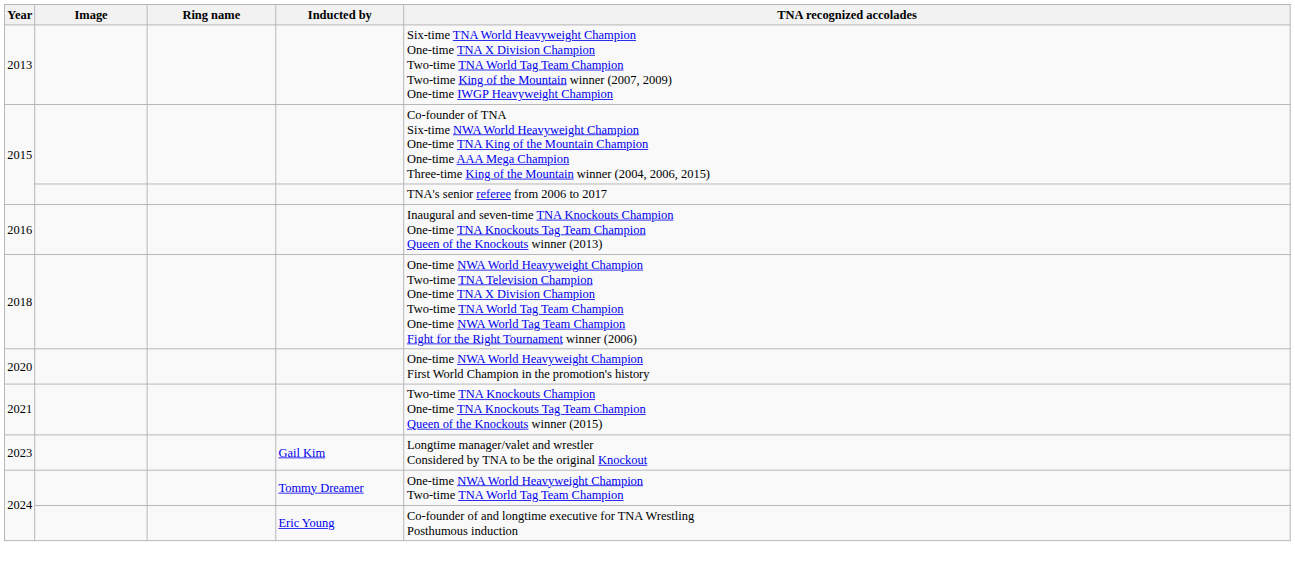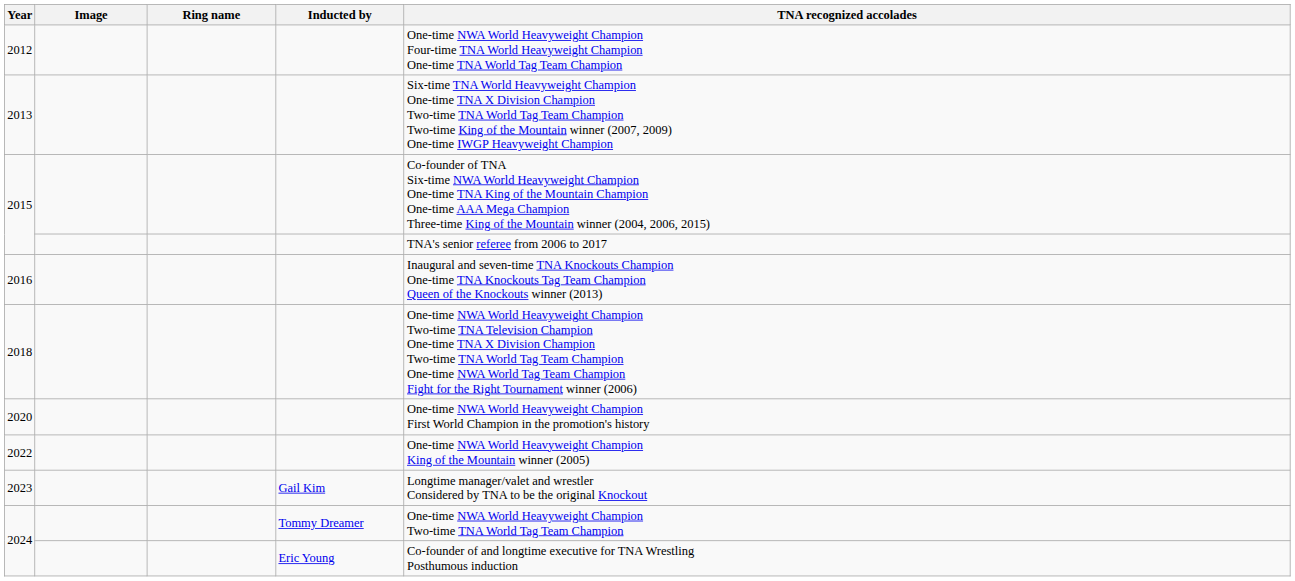+ row: (20, 50)
- row: (20, 409)
+ row: (20, 452)
